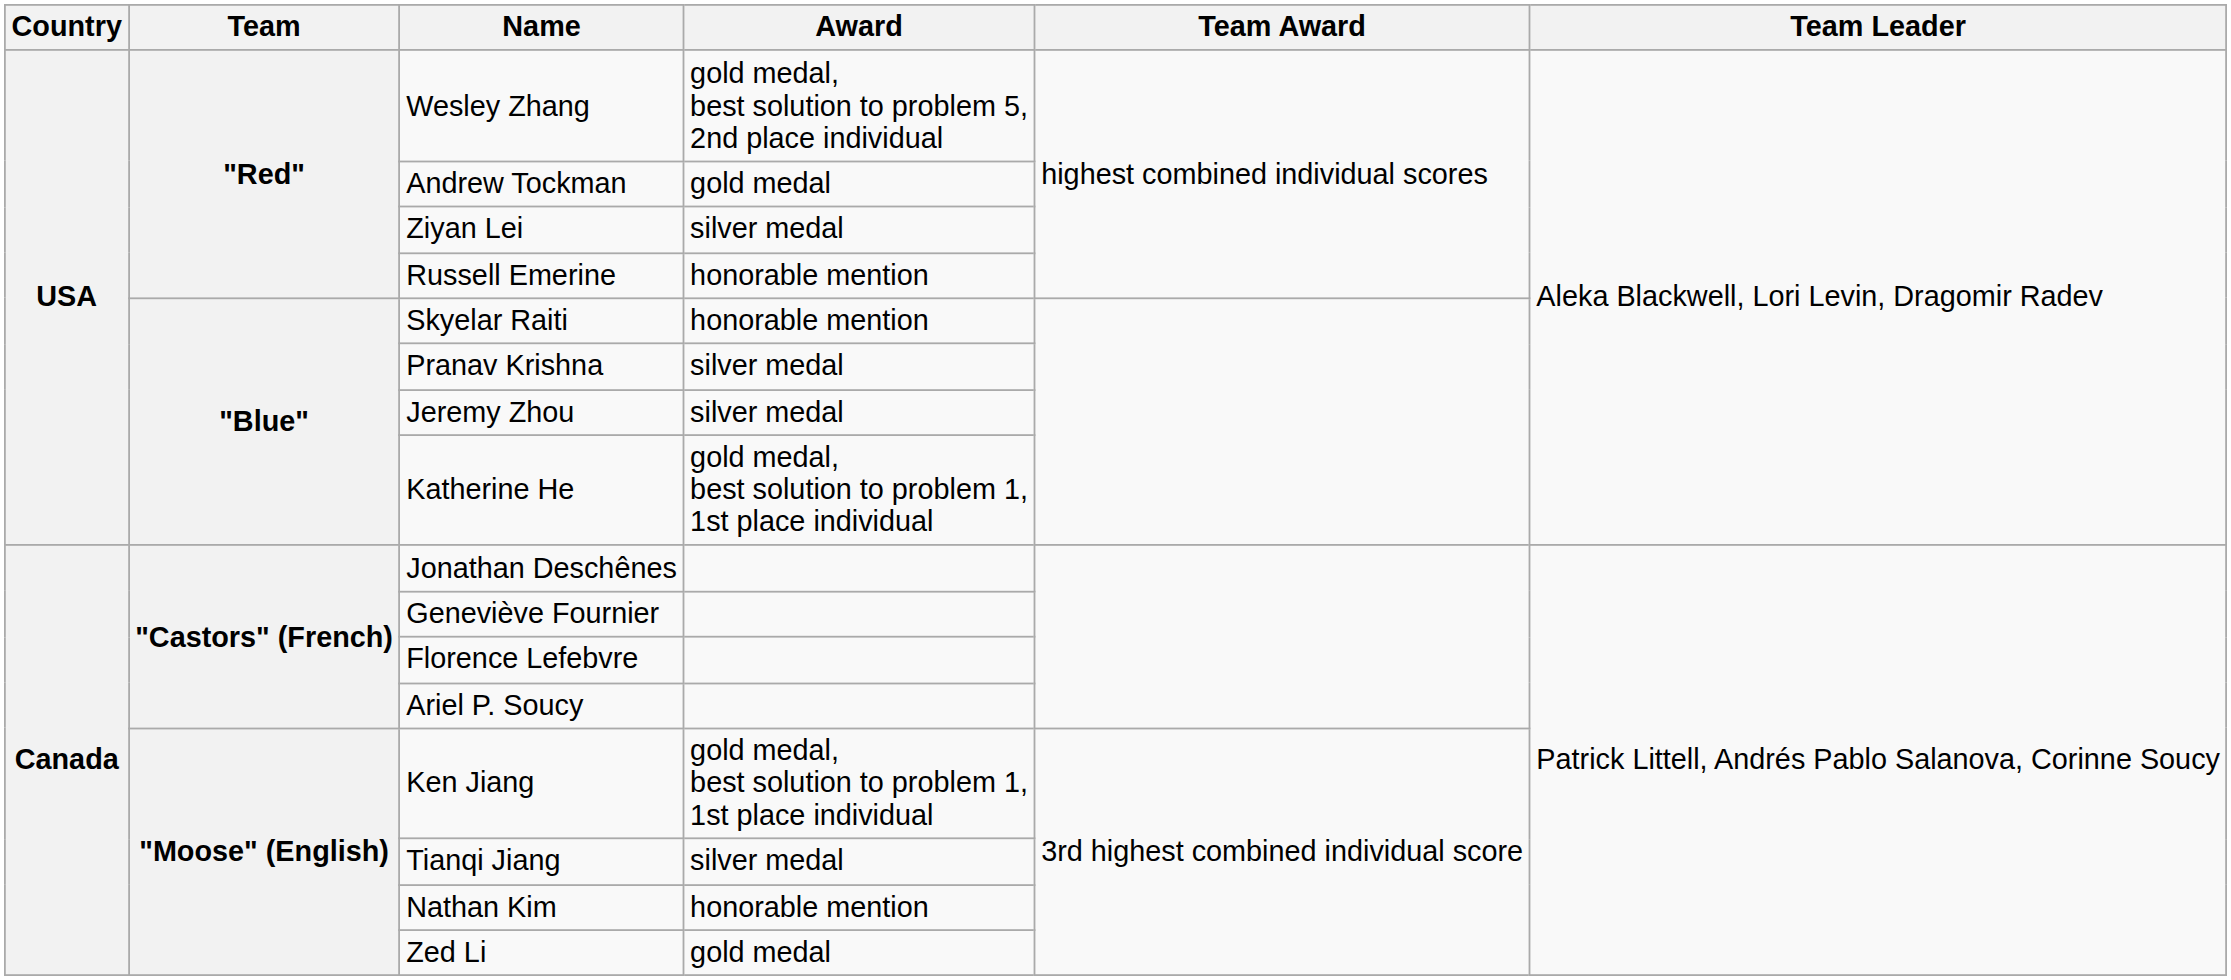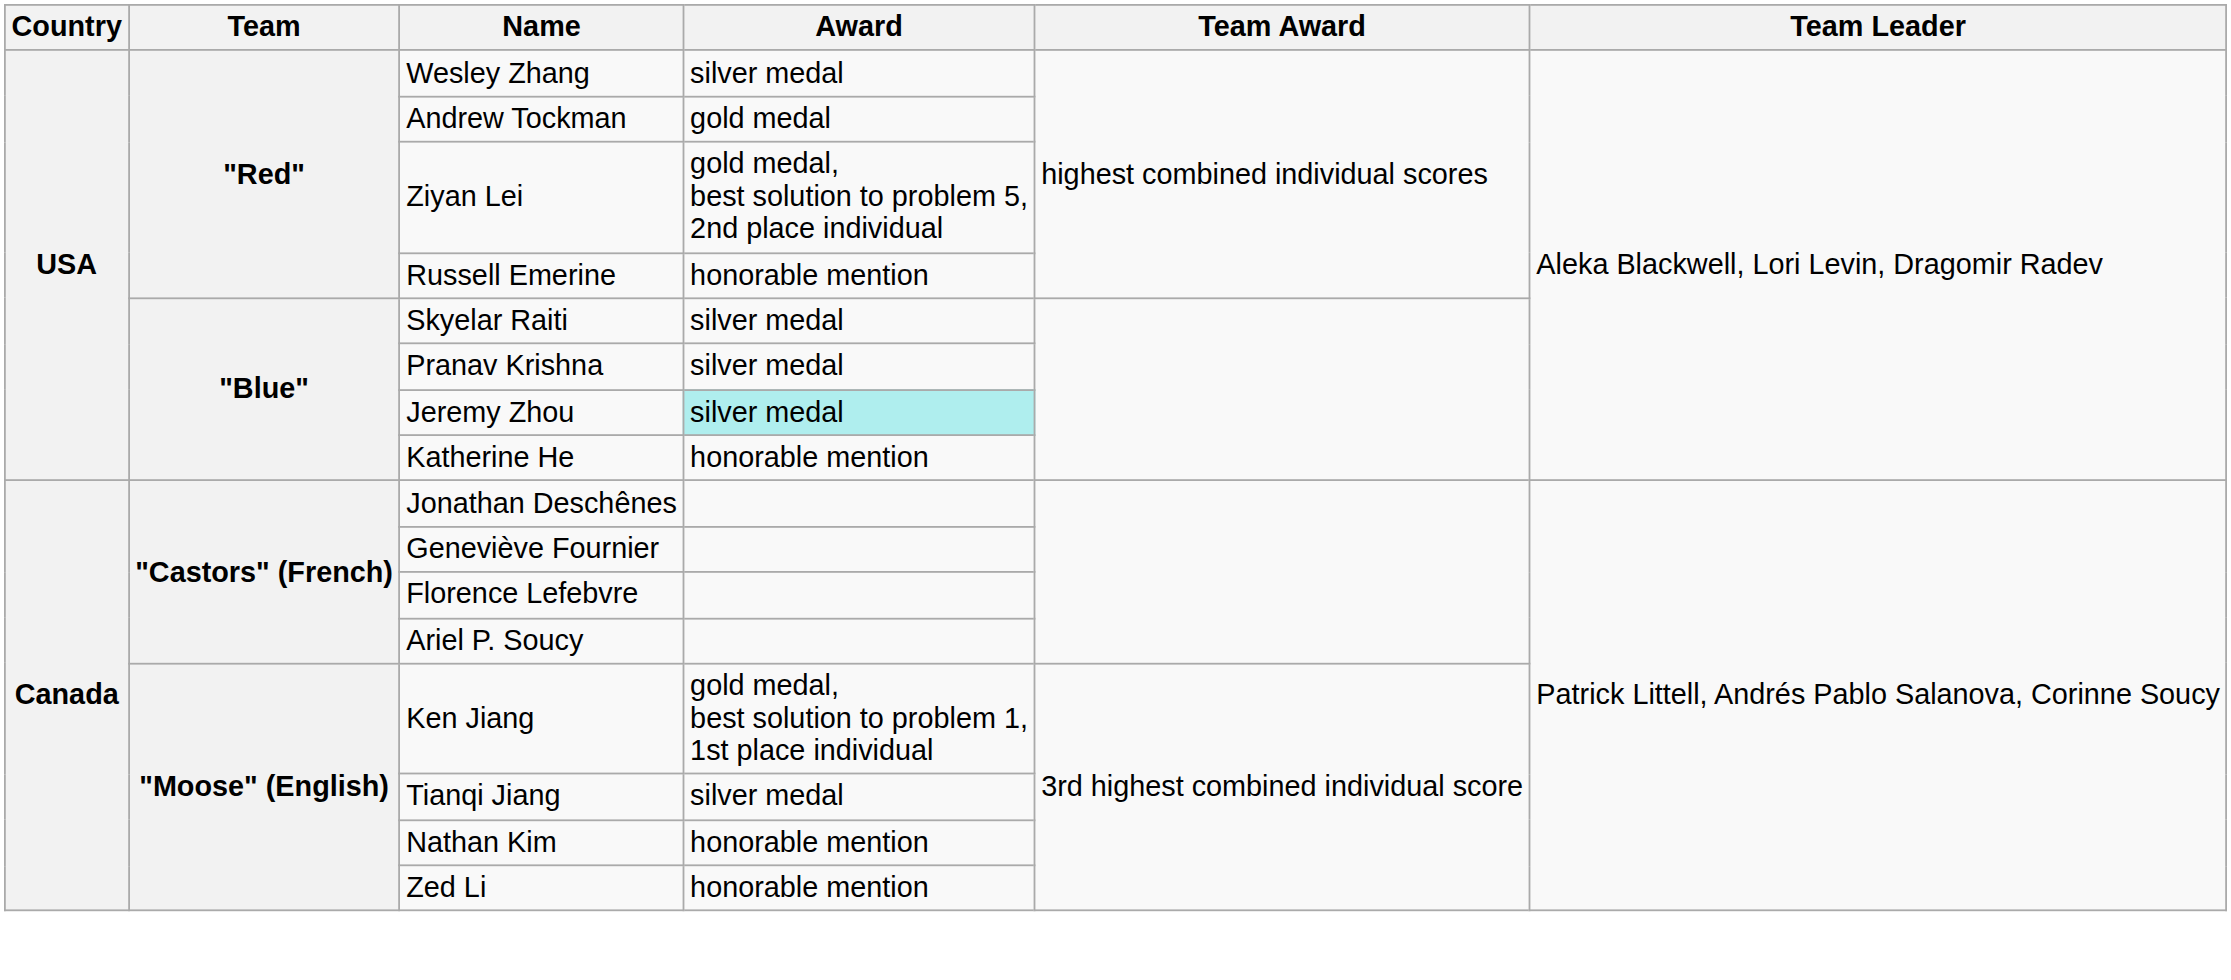(859, 105) gold medal, best solution to problem 5, 2nd place individual -> (767, 73) silver medal
(767, 229) silver medal -> (859, 196) gold medal, best solution to problem 5, 2nd place individual
(809, 320) honorable mention -> (767, 320) silver medal
(767, 411) no background -> (767, 411) paleturquoise background
(859, 489) gold medal, best solution to problem 1, 1st place individual -> (809, 457) honorable mention
(761, 952) gold medal -> (809, 887) honorable mention
